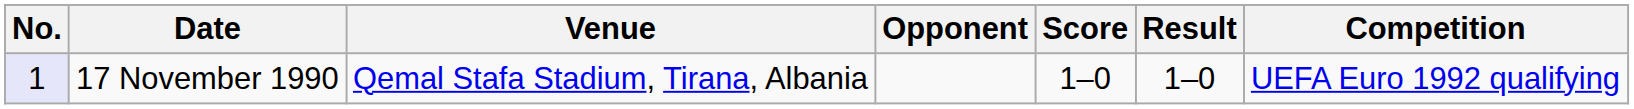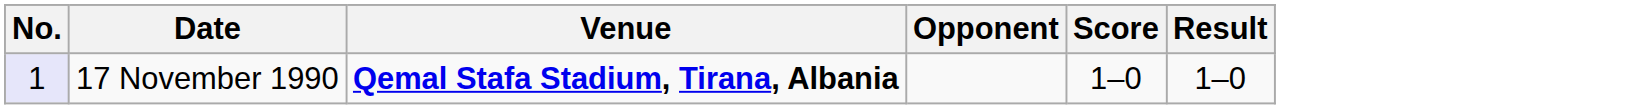- column: (1435, 28)
(610, 77) normal -> (626, 77) bold
